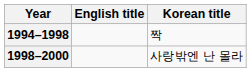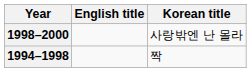rows swapped: (38, 34) <-> (38, 56)
